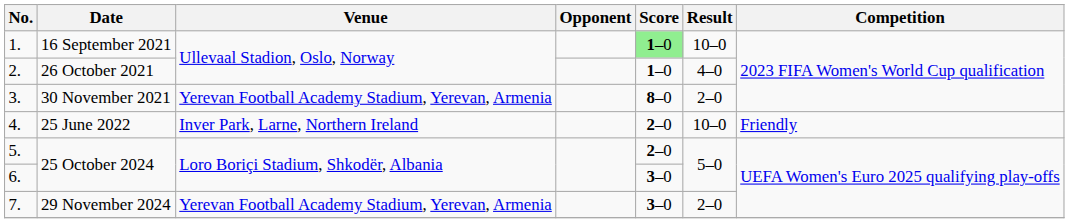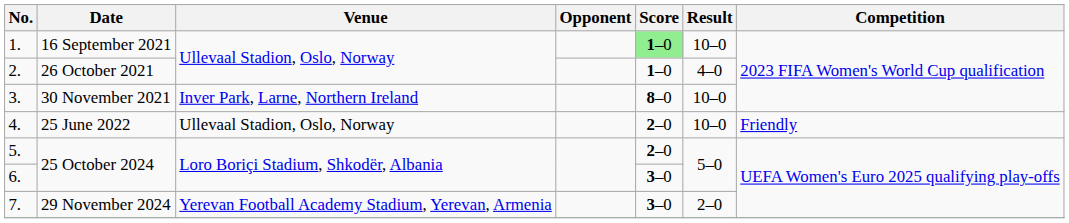(366, 97) Yerevan Football Academy Stadium, Yerevan, Armenia -> (299, 97) Inver Park, Larne, Northern Ireland
(710, 97) 2–0 -> (710, 97) 10–0
(299, 124) Inver Park, Larne, Northern Ireland -> (287, 124) Ullevaal Stadion, Oslo, Norway
